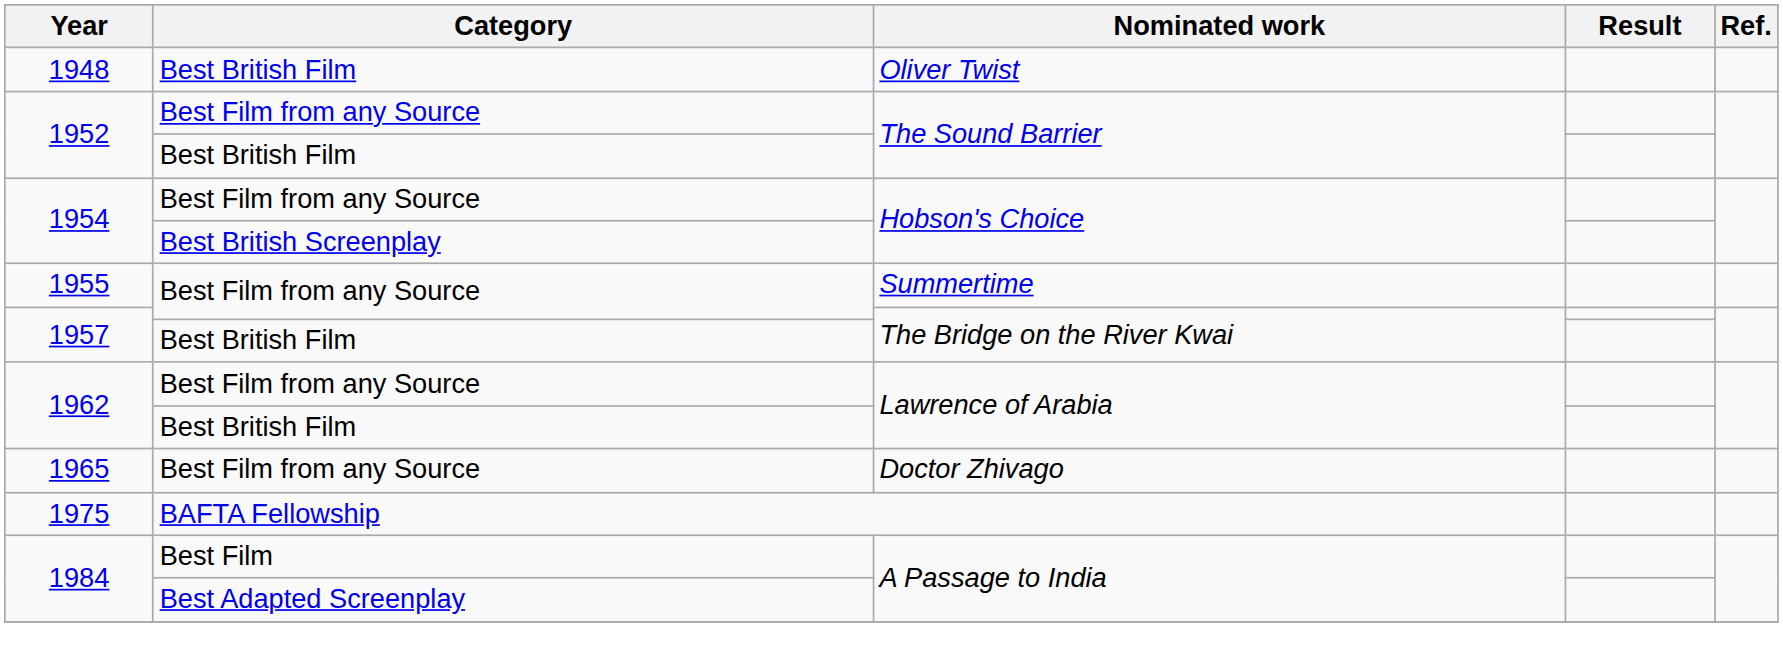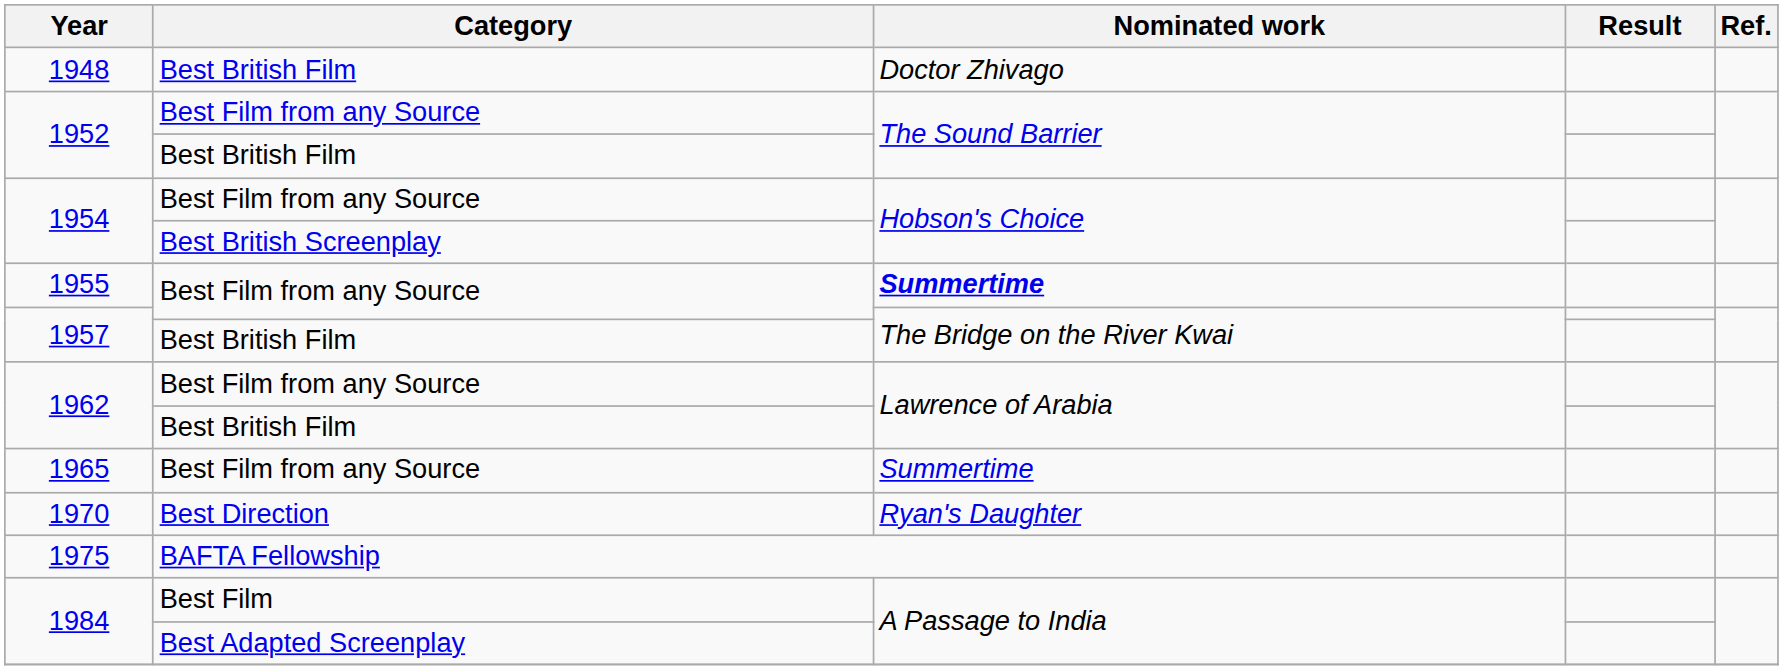(949, 69) Oliver Twist -> (972, 69) Doctor Zhivago
(956, 284) normal -> (962, 284) bold
(972, 469) Doctor Zhivago -> (956, 469) Summertime
+ row: (79, 513)
